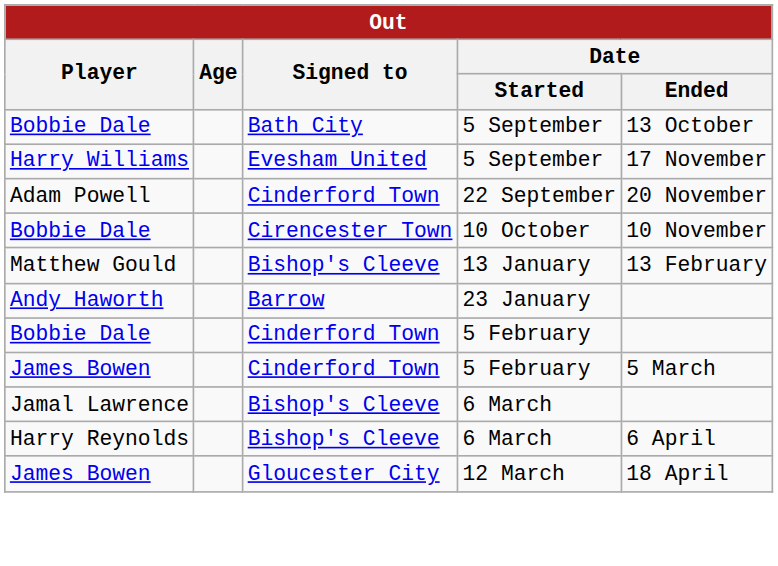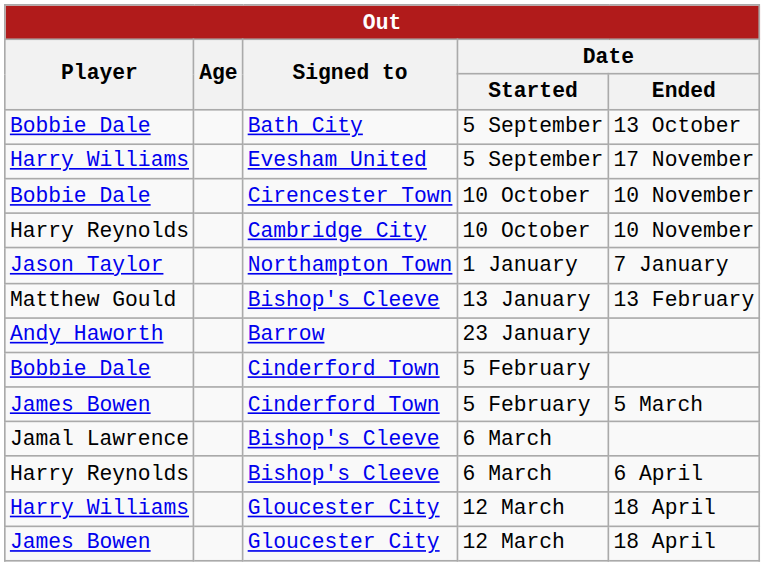- row: (80, 196)
+ row: (99, 231)
+ row: (87, 265)
+ row: (99, 509)
